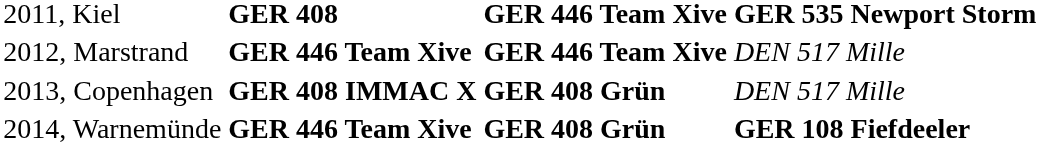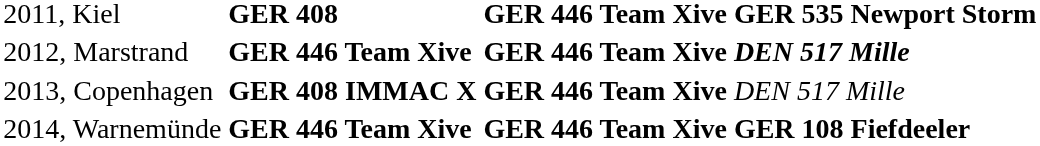(819, 52) normal -> (822, 52) bold
(574, 90) GER 408 Grün -> (605, 90) GER 446 Team Xive
(574, 129) GER 408 Grün -> (605, 129) GER 446 Team Xive
